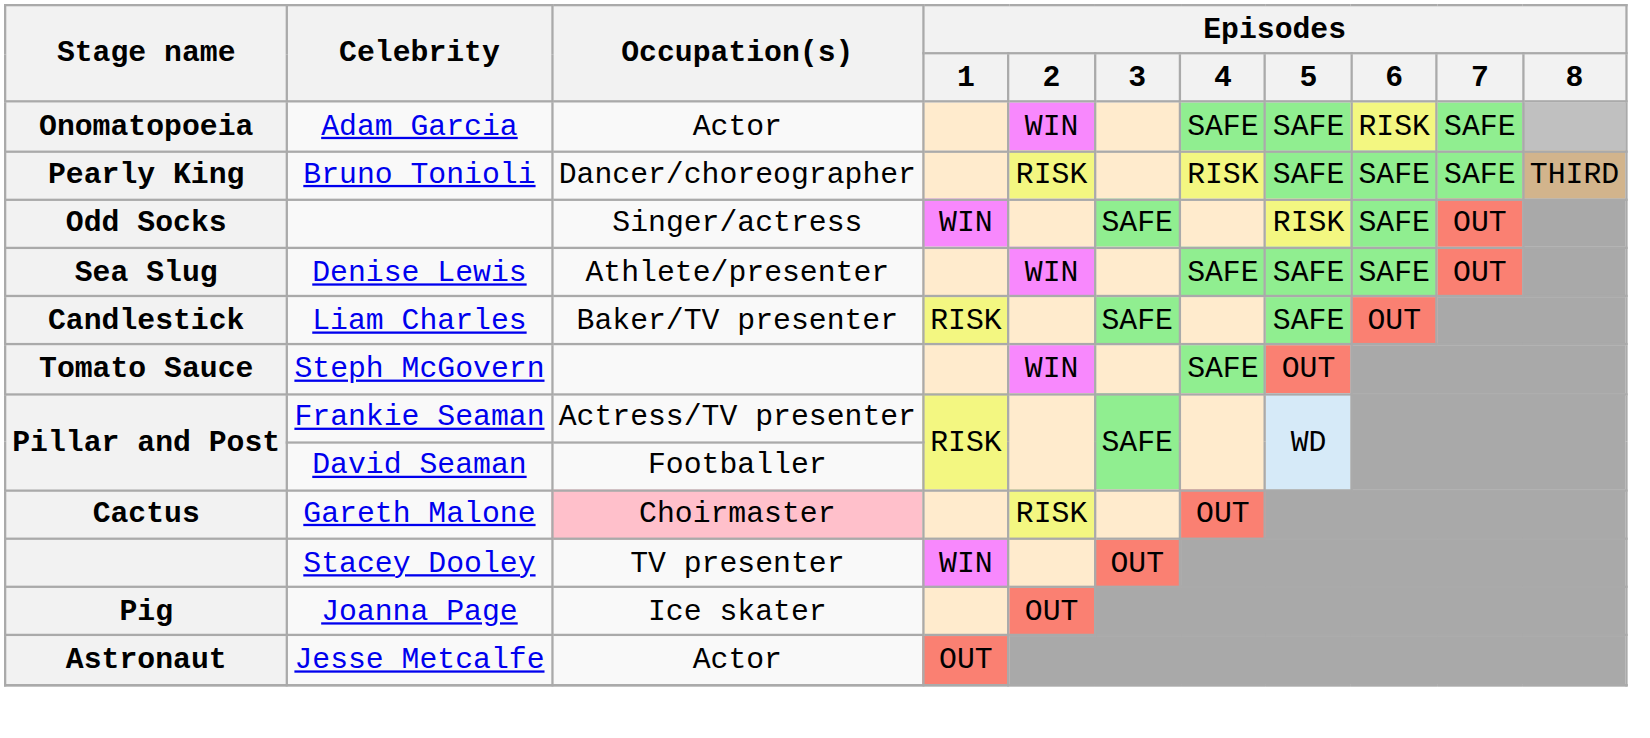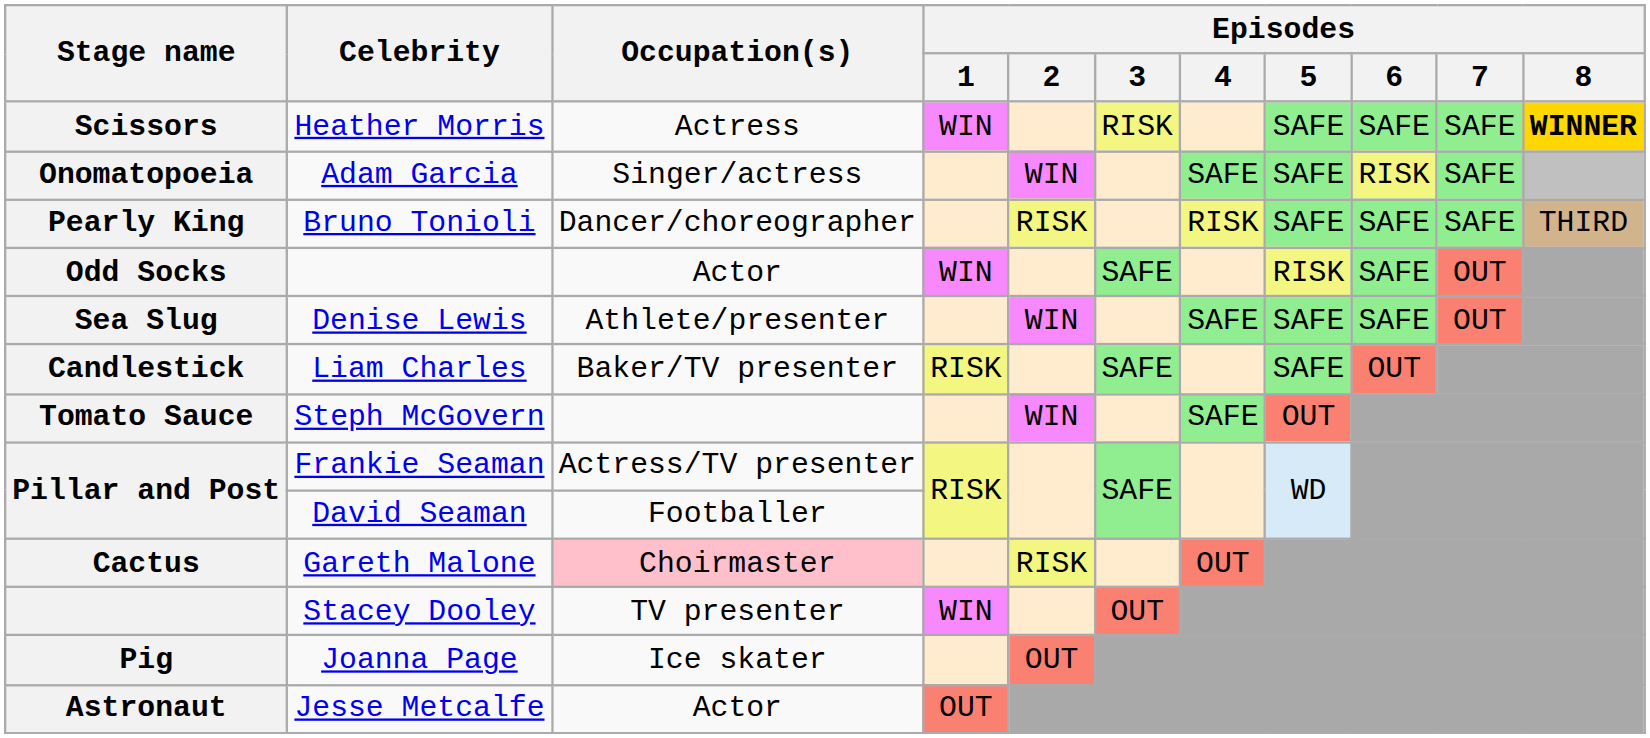+ row: (146, 126)
(737, 126) Actor -> (737, 175) Singer/actress
(737, 223) Singer/actress -> (737, 272) Actor
